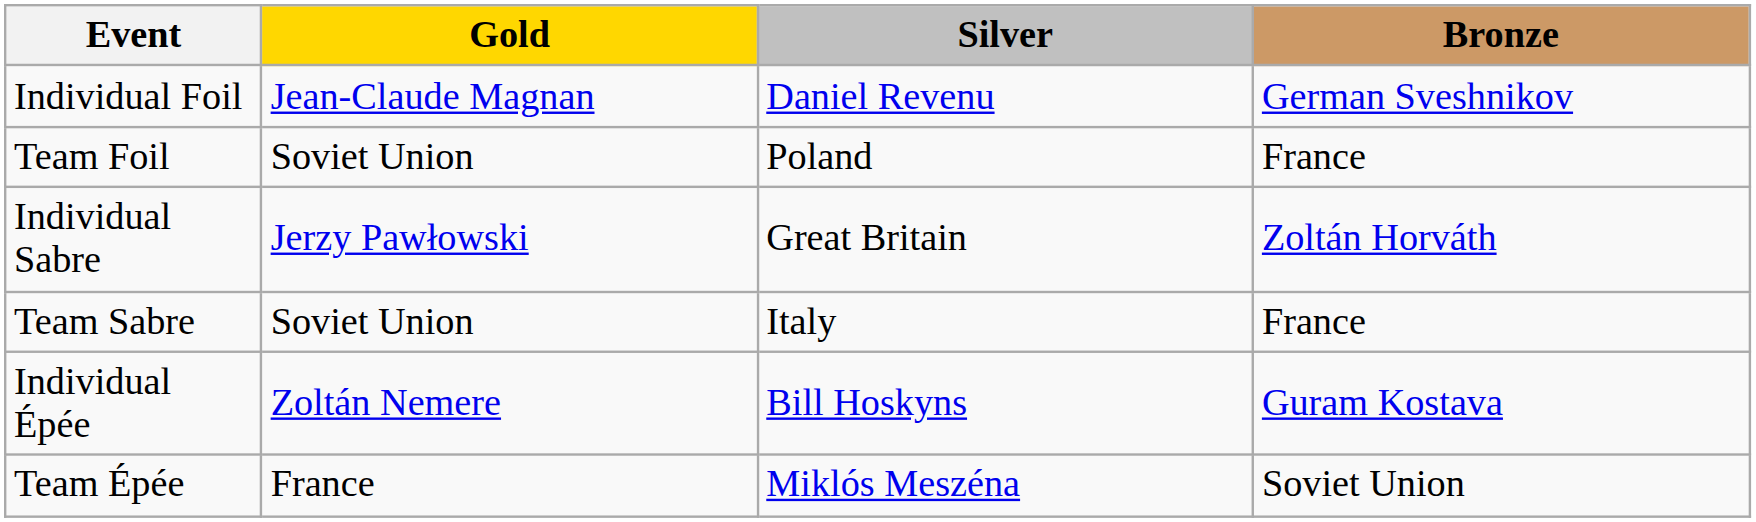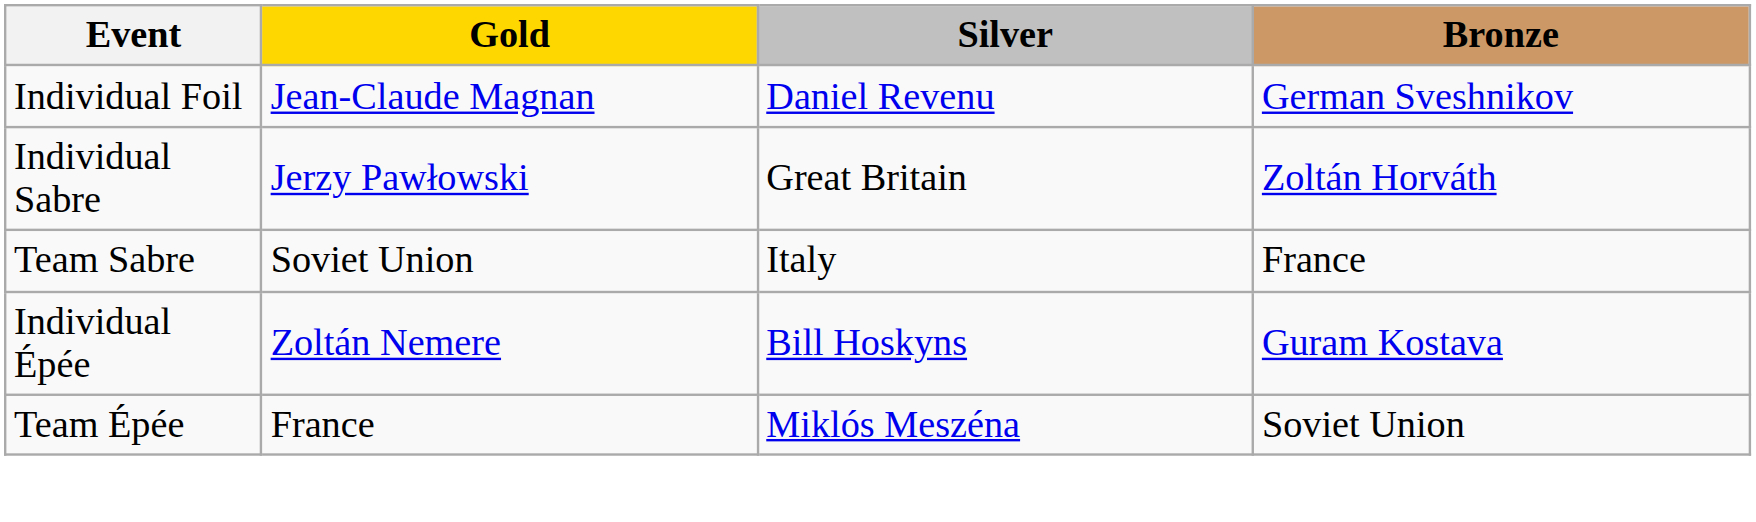- row: (92, 156)
